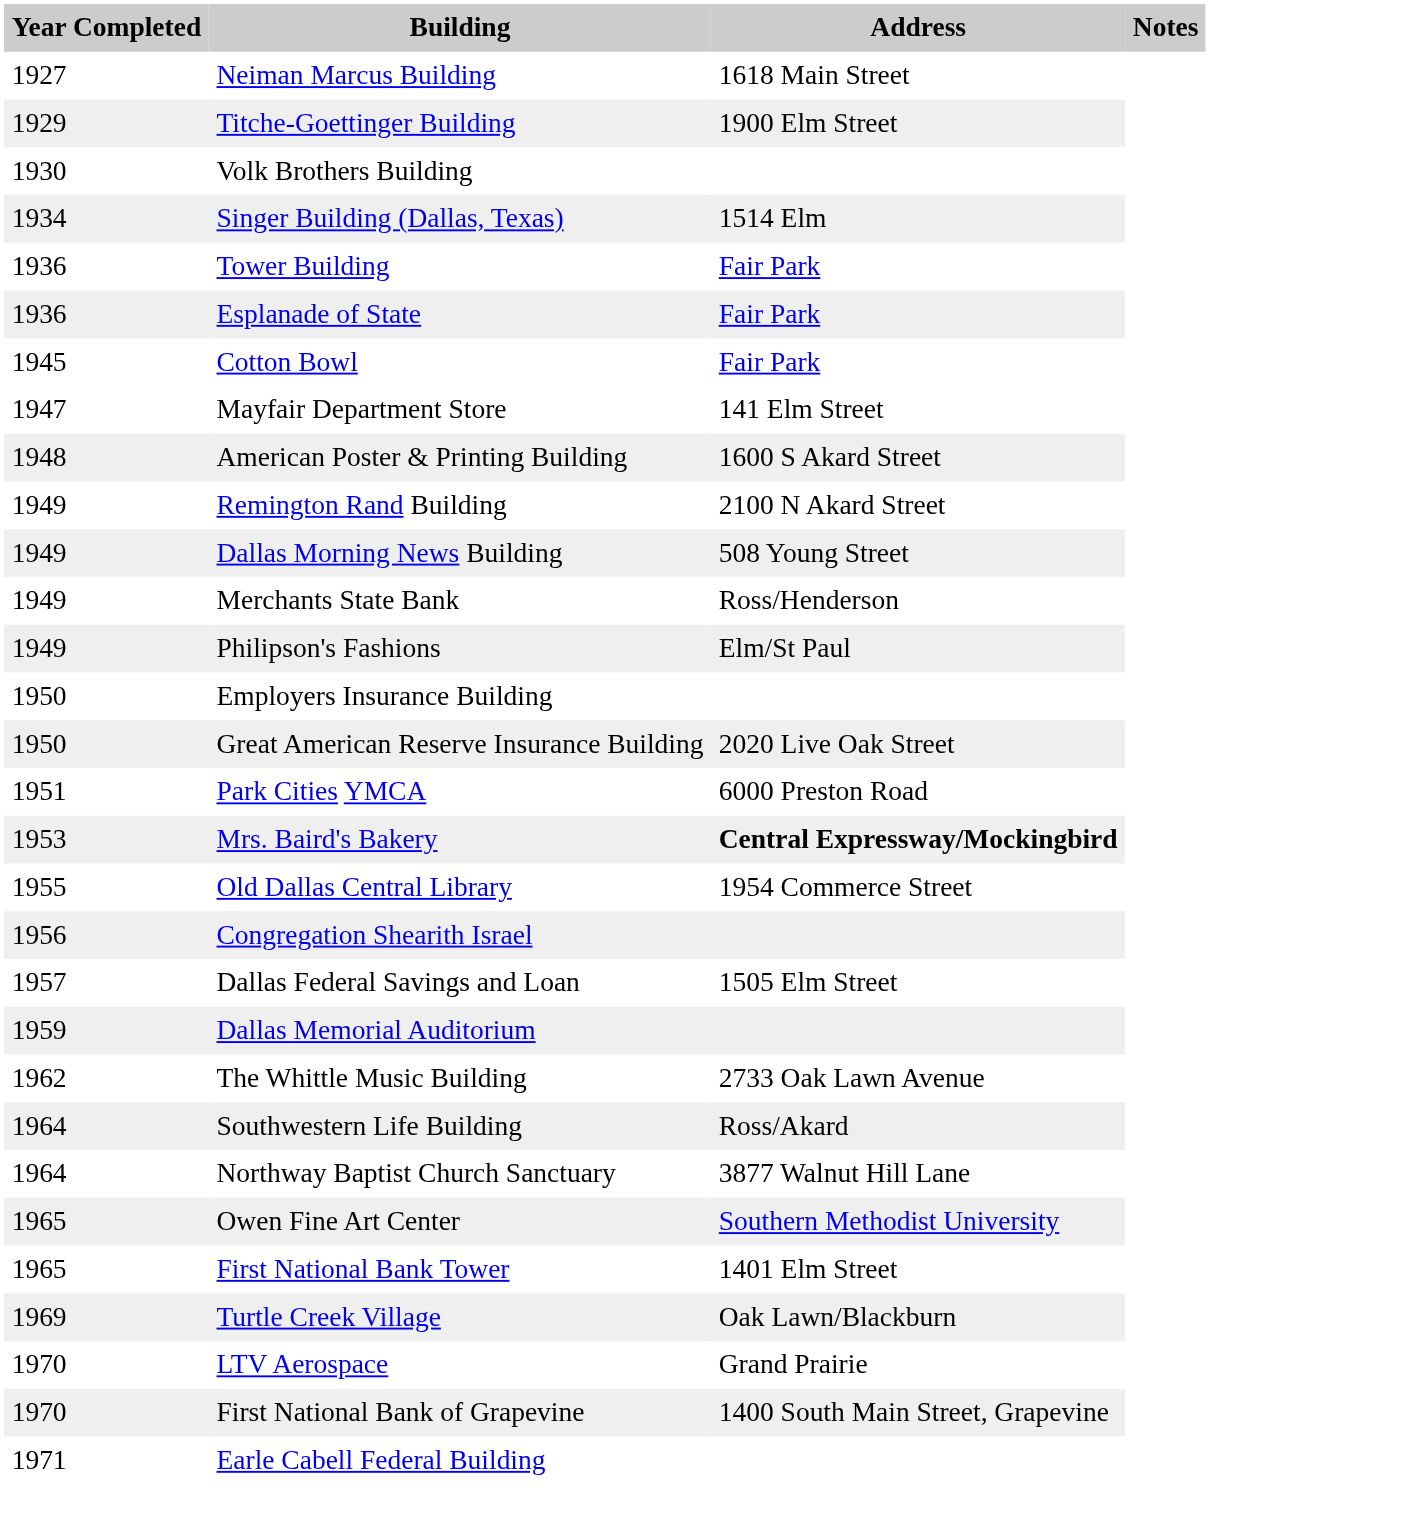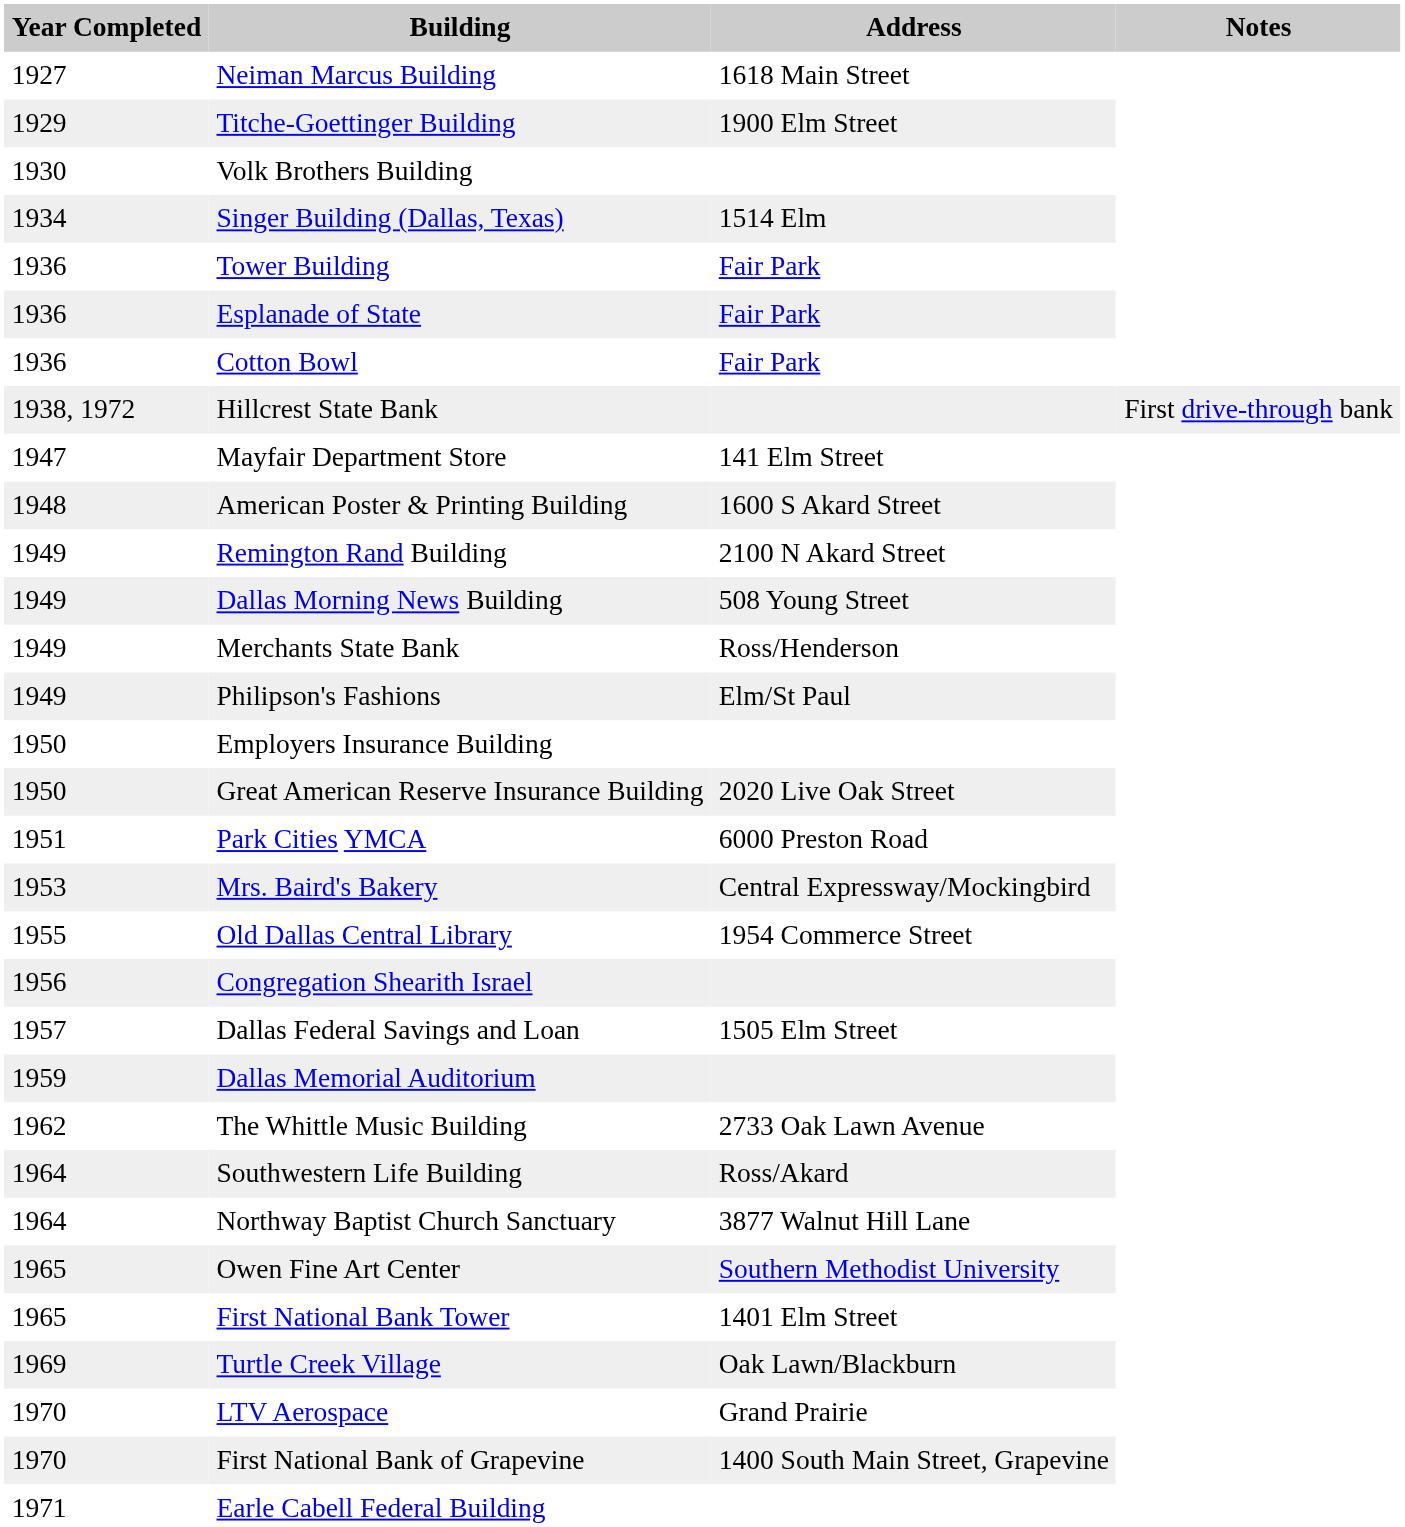(39, 361) 1945 -> (39, 361) 1936
+ row: (327, 409)
(918, 839) bold -> (905, 886) normal
